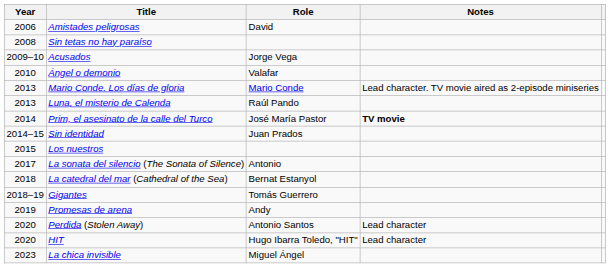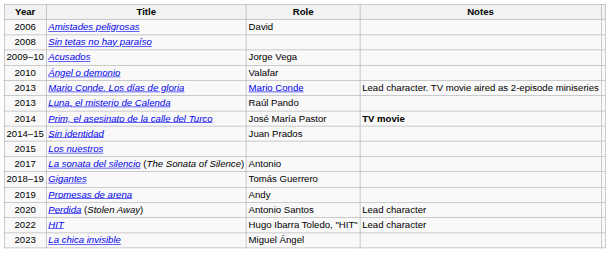- row: (138, 179)
(25, 240) 2020 -> (25, 225) 2022
